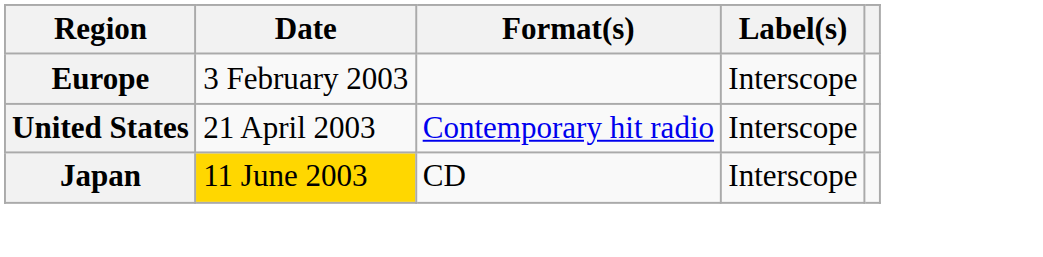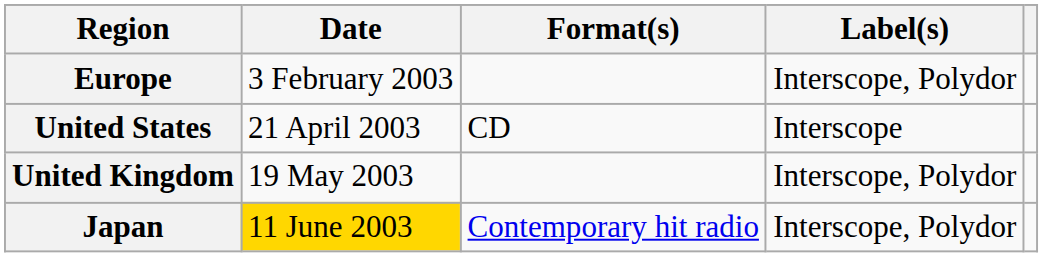(793, 78) Interscope -> (895, 78) Interscope, Polydor
(568, 127) Contemporary hit radio -> (489, 127) CD
+ row: (123, 176)
(444, 176) CD -> (613, 226) Contemporary hit radio
(793, 176) Interscope -> (895, 226) Interscope, Polydor
